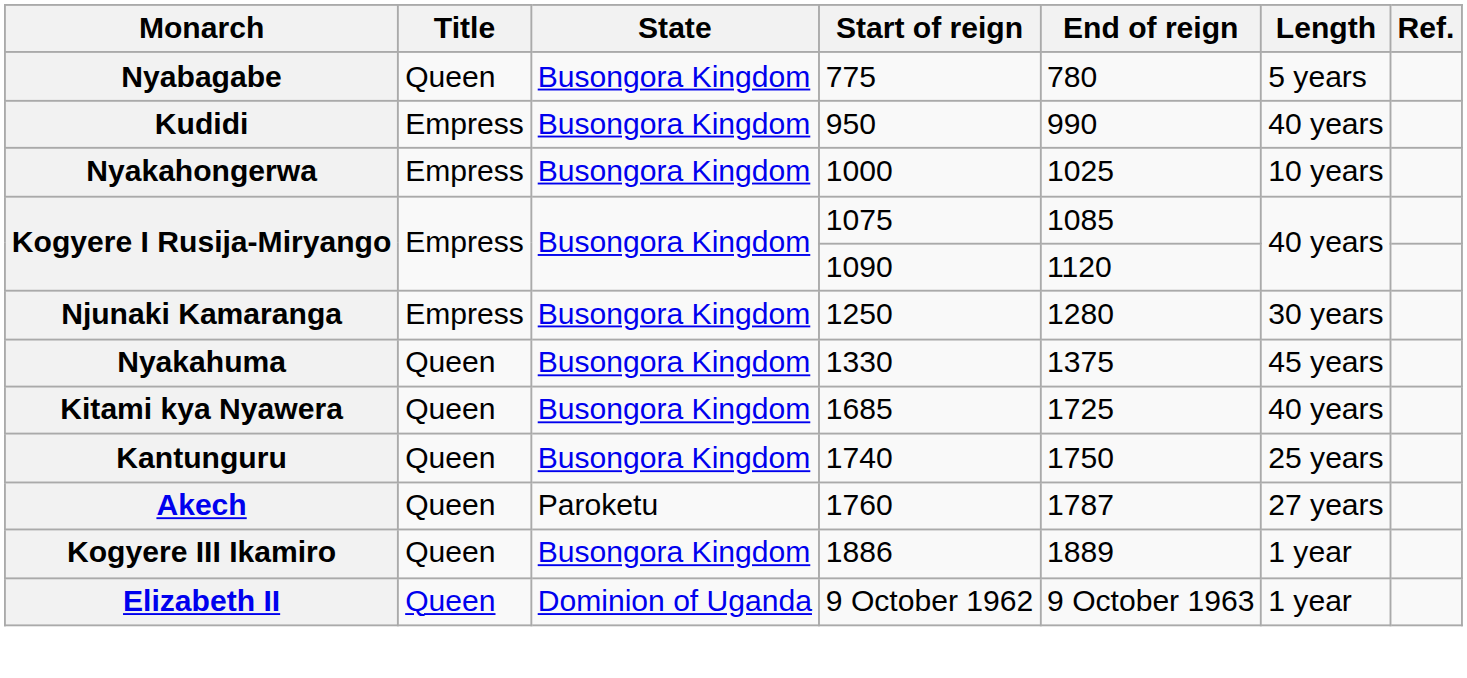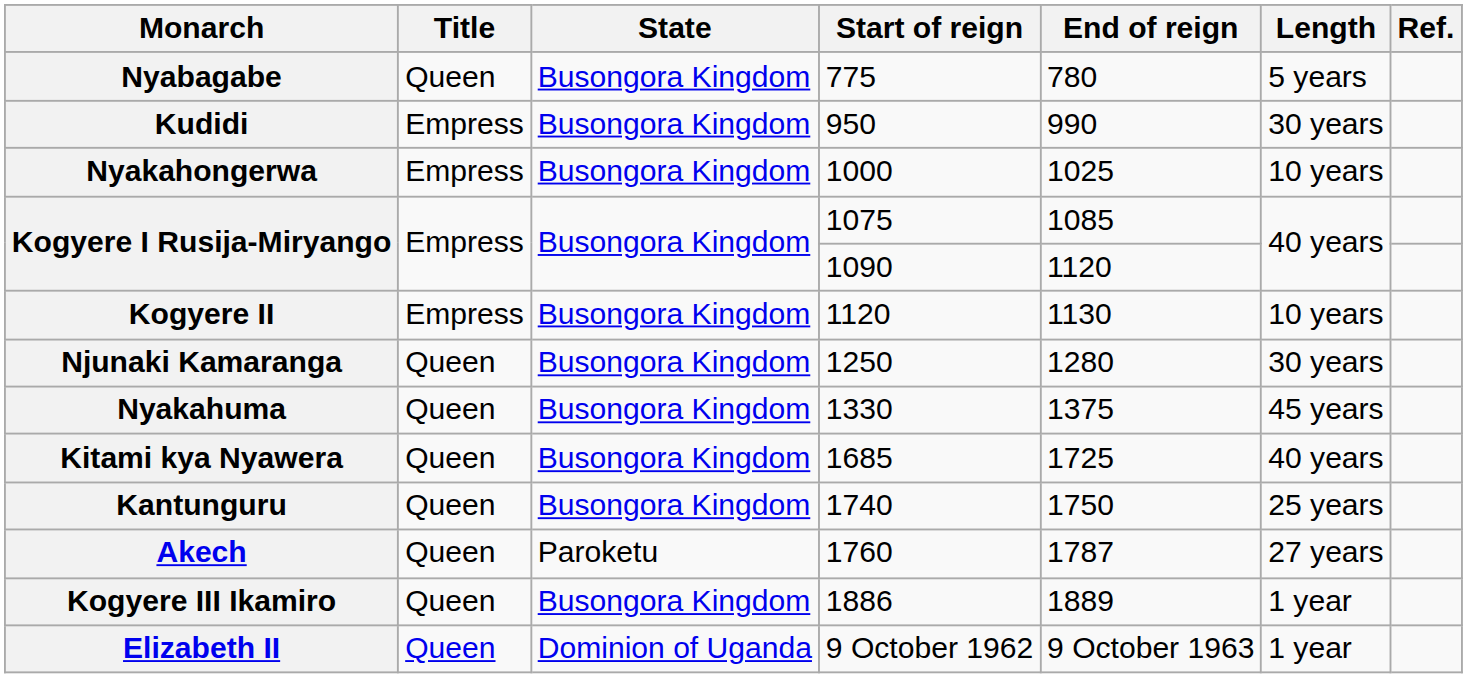(1326, 123) 40 years -> (1326, 123) 30 years
+ row: (202, 314)
(465, 314) Empress -> (450, 362) Queen
